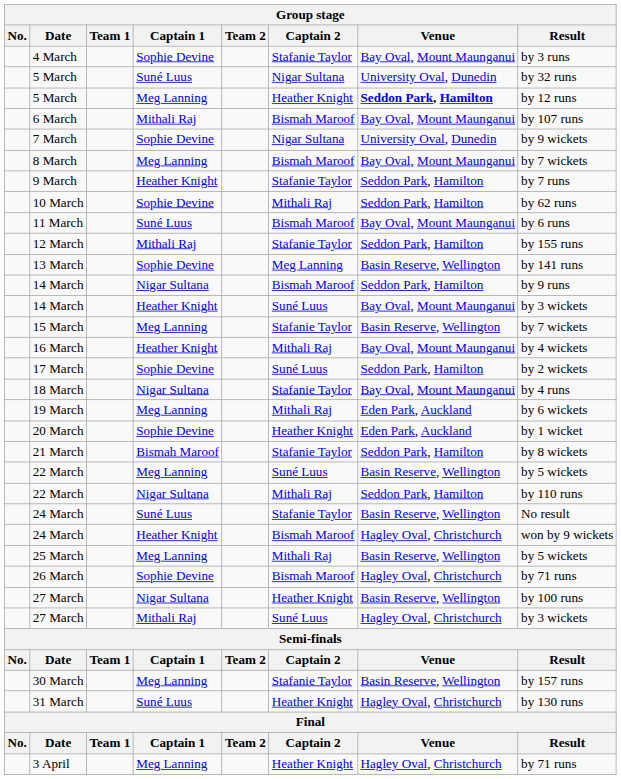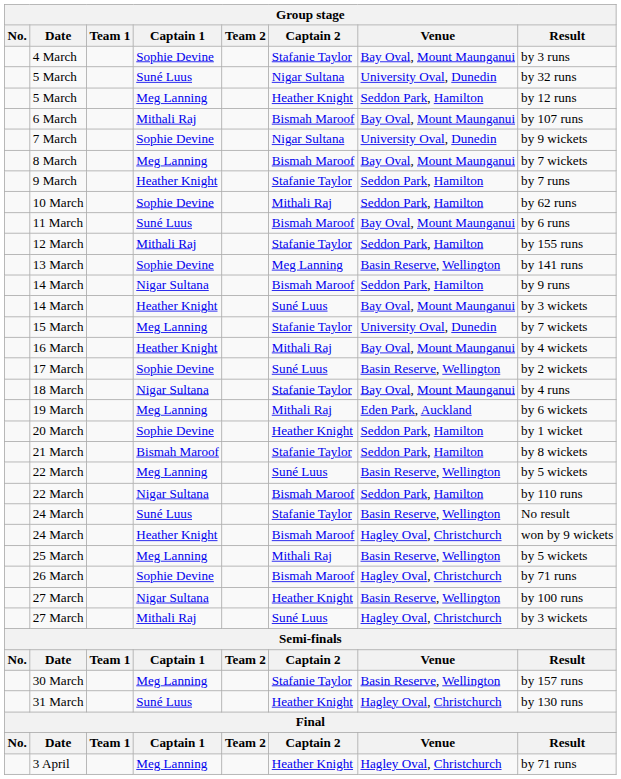(427, 98) bold -> (422, 98) normal
(430, 327) Basin Reserve, Wellington -> (428, 327) University Oval, Dunedin
(422, 368) Seddon Park, Hamilton -> (430, 368) Basin Reserve, Wellington
(416, 431) Eden Park, Auckland -> (422, 431) Seddon Park, Hamilton
(302, 493) Mithali Raj -> (313, 493) Bismah Maroof
